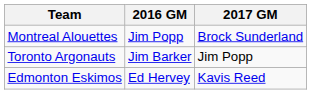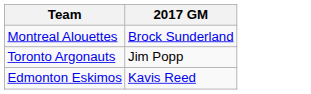- column: (160, 15)
